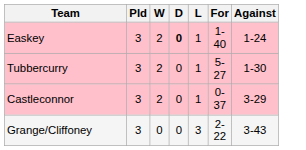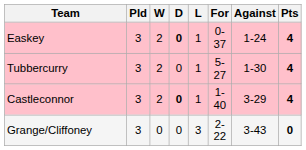+ column: (290, 13)
(220, 37) 1-40 -> (220, 37) 0-37
(179, 99) normal -> (179, 99) bold
(220, 99) 0-37 -> (220, 99) 1-40
